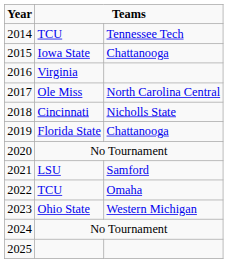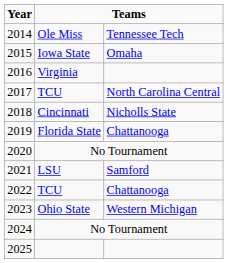(50, 33) TCU -> (60, 33) Ole Miss
(138, 53) Chattanooga -> (124, 53) Omaha
(60, 92) Ole Miss -> (50, 92) TCU
(124, 190) Omaha -> (138, 190) Chattanooga
